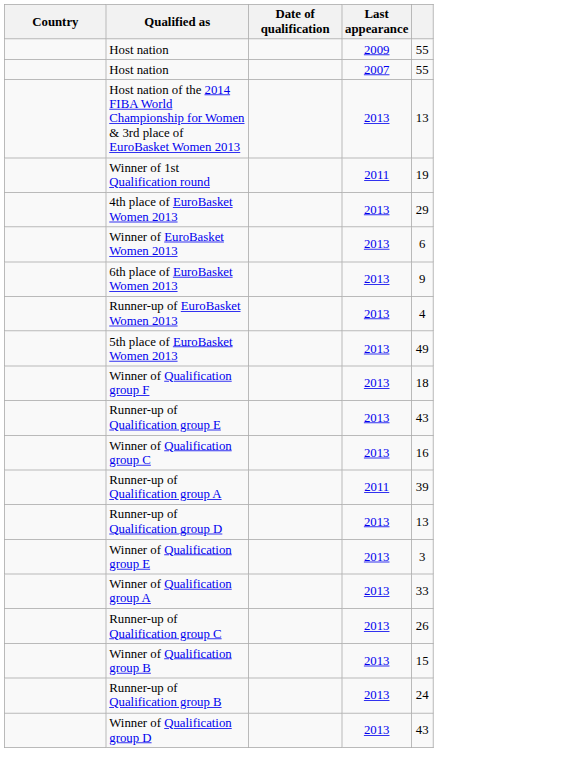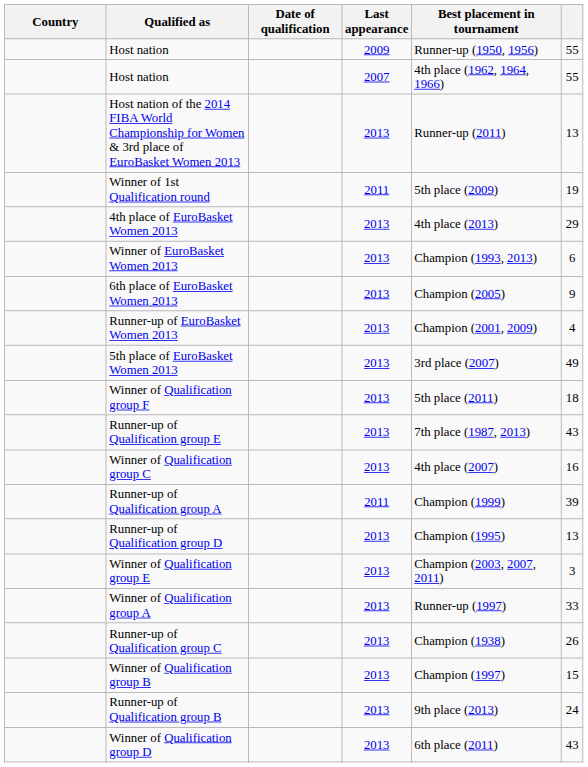+ column: (486, 21)
